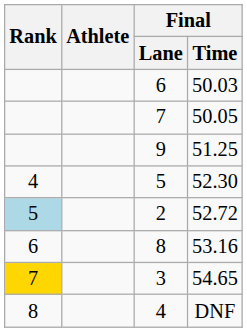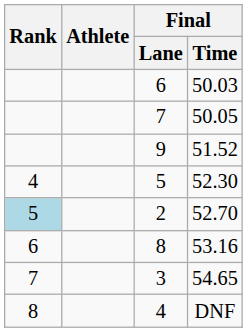(215, 149) 51.25 -> (215, 149) 51.52
(215, 213) 52.72 -> (215, 213) 52.70
(33, 278) gold background -> (33, 278) no background
